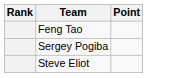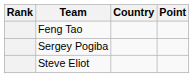+ column: (134, 13)
